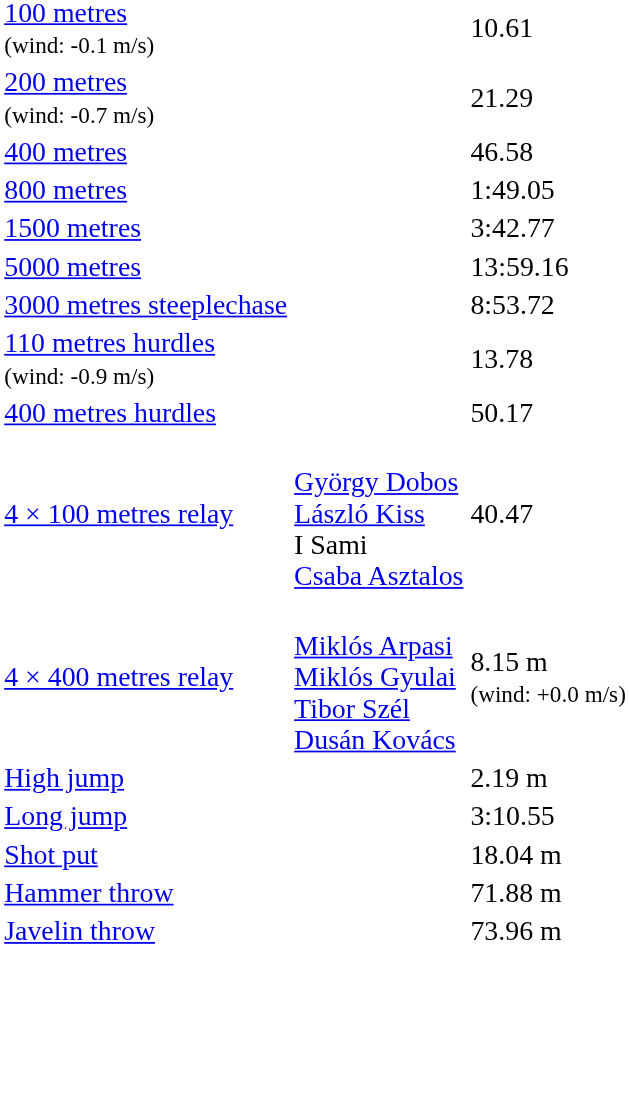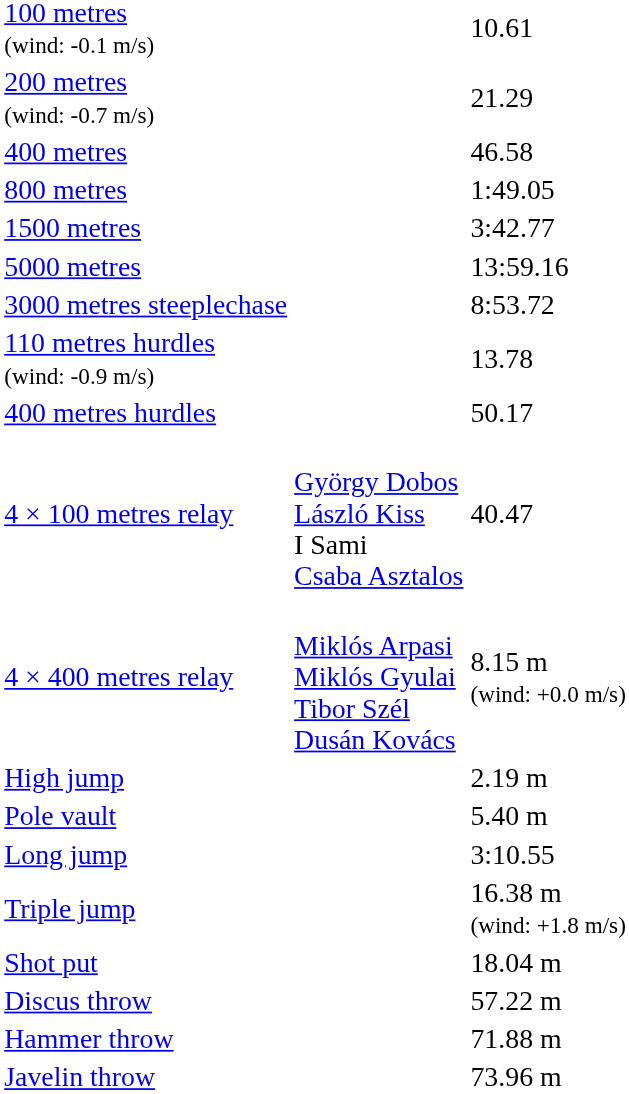+ row: (60, 816)
+ row: (70, 908)
+ row: (78, 1000)
